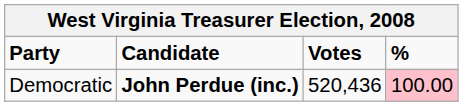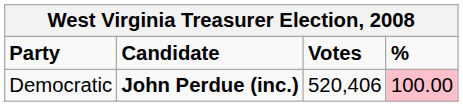(345, 85) 520,436 -> (345, 85) 520,406
